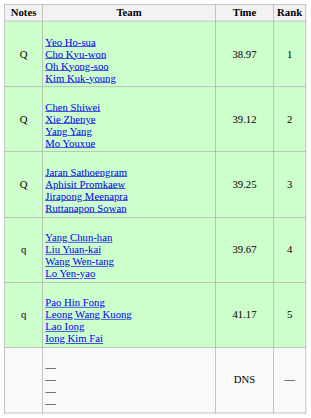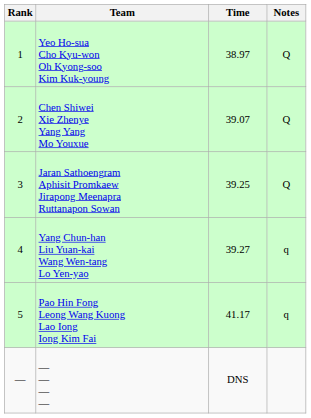columns swapped: (290, 13) <-> (24, 13)
(244, 119) 39.12 -> (238, 119) 39.07
(244, 249) 39.67 -> (238, 249) 39.27
